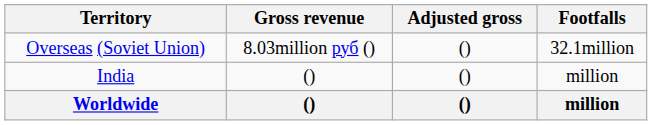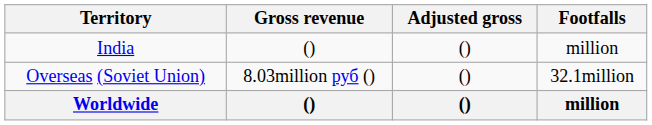rows swapped: (116, 76) <-> (116, 47)
